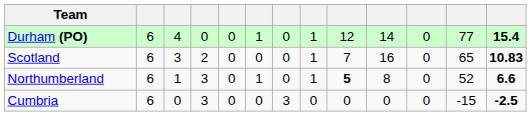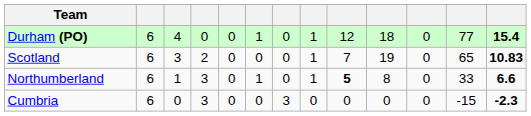(387, 36) 14 -> (387, 36) 18
(387, 57) 16 -> (387, 57) 19
(466, 79) 52 -> (466, 79) 33
(506, 100) -2.5 -> (506, 100) -2.3
